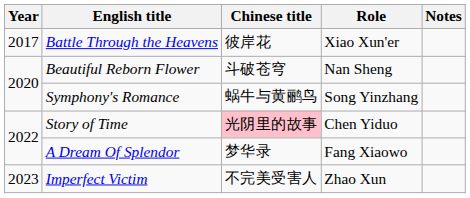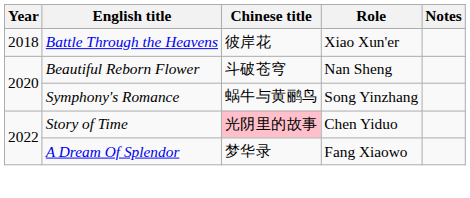(23, 42) 2017 -> (23, 42) 2018
- row: (97, 178)
